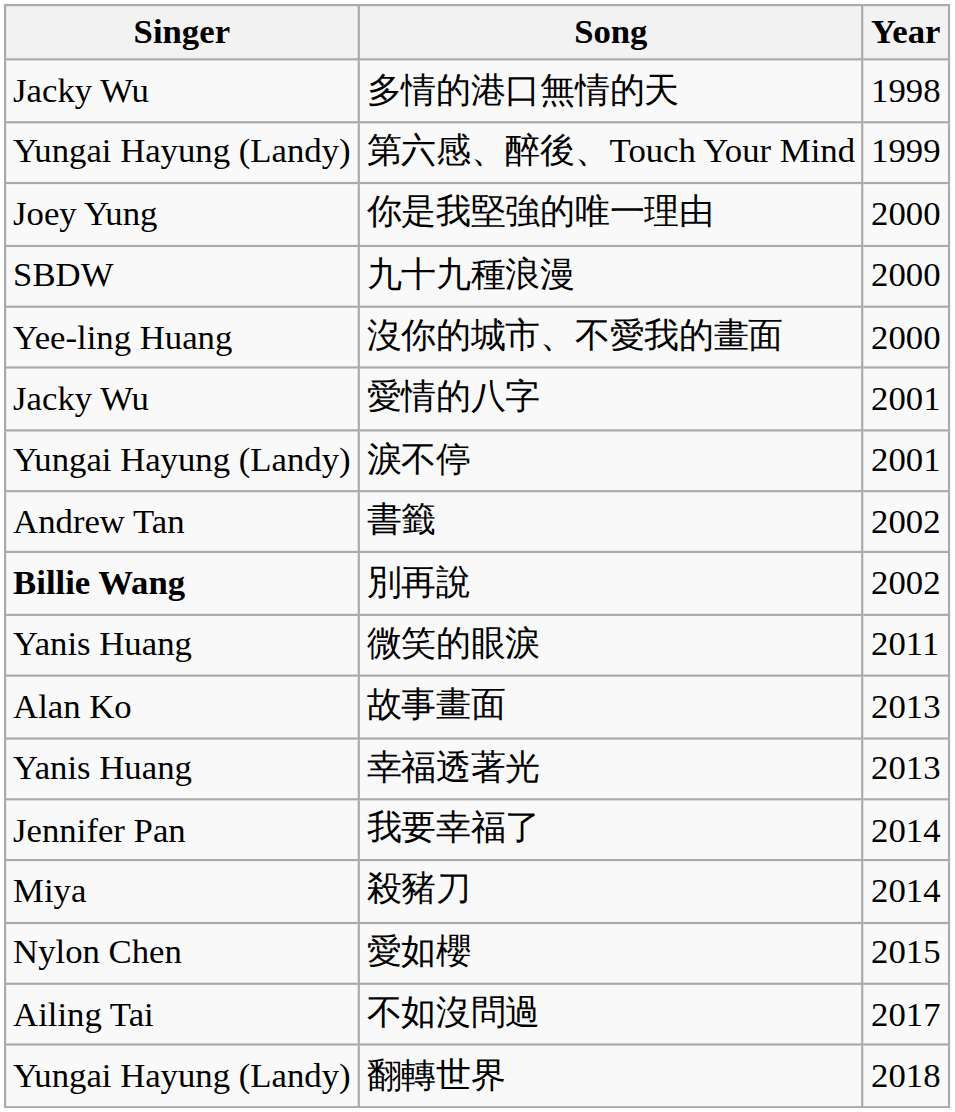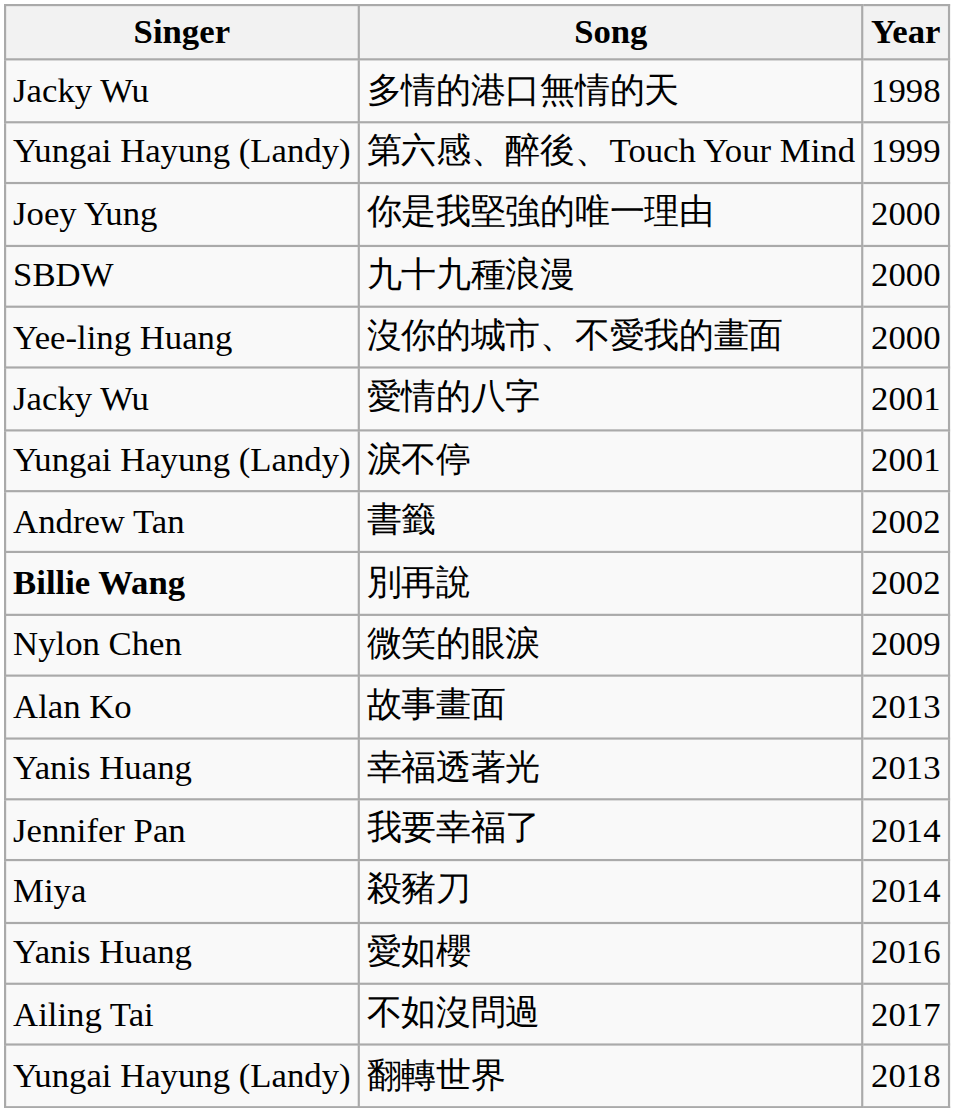(102, 644) Yanis Huang -> (97, 644) Nylon Chen
(905, 644) 2011 -> (906, 644) 2009
(97, 952) Nylon Chen -> (102, 952) Yanis Huang
(906, 952) 2015 -> (906, 952) 2016
